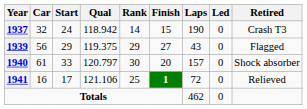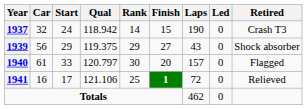(267, 46) Flagged -> (267, 46) Shock absorber
(267, 63) Shock absorber -> (267, 63) Flagged
